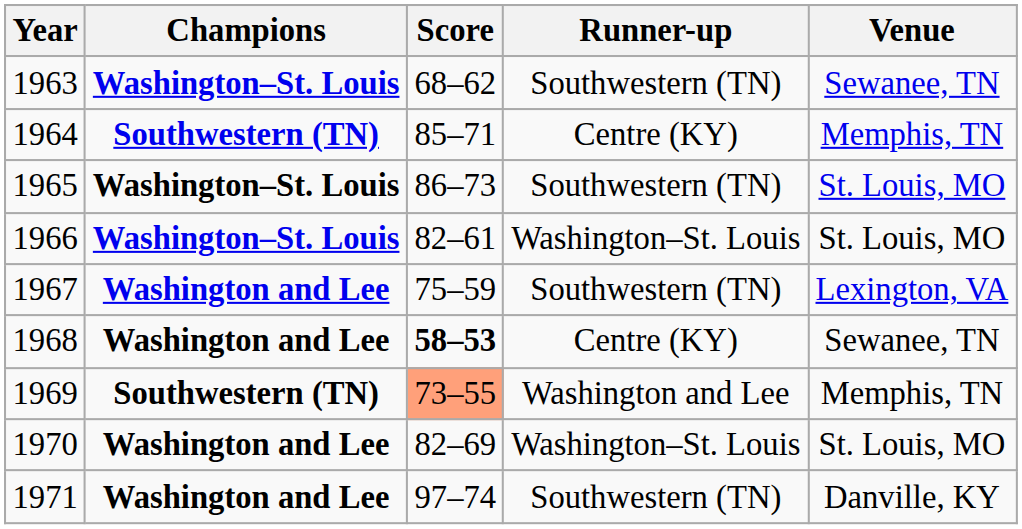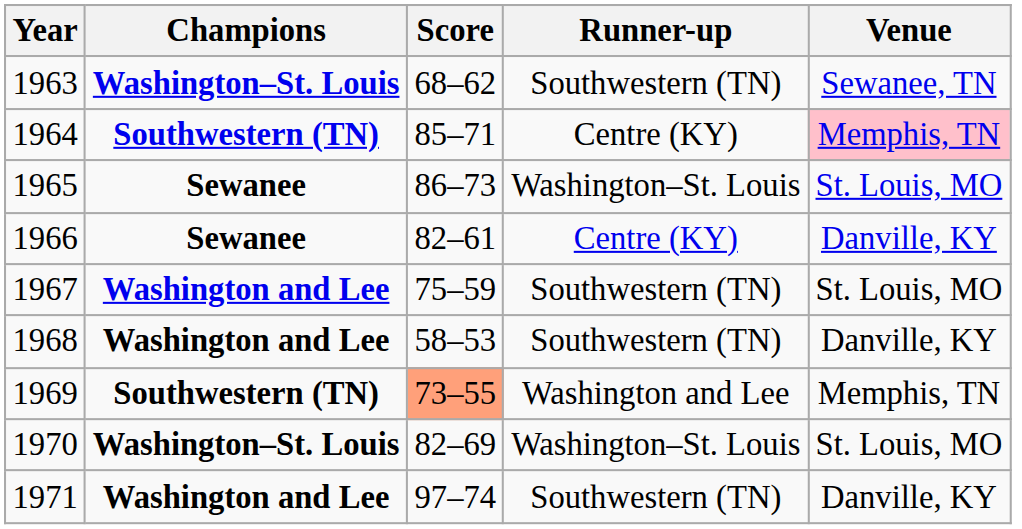(912, 133) no background -> (909, 133) pink background
(246, 185) Washington–St. Louis -> (246, 185) Sewanee
(656, 185) Southwestern (TN) -> (656, 185) Washington–St. Louis
(246, 237) Washington–St. Louis -> (246, 237) Sewanee
(656, 237) Washington–St. Louis -> (656, 237) Centre (KY)
(912, 237) St. Louis, MO -> (909, 237) Danville, KY
(912, 289) Lexington, VA -> (909, 289) St. Louis, MO
(455, 340) bold -> (455, 340) normal
(656, 340) Centre (KY) -> (656, 340) Southwestern (TN)
(912, 340) Sewanee, TN -> (909, 340) Danville, KY
(246, 444) Washington and Lee -> (246, 444) Washington–St. Louis
